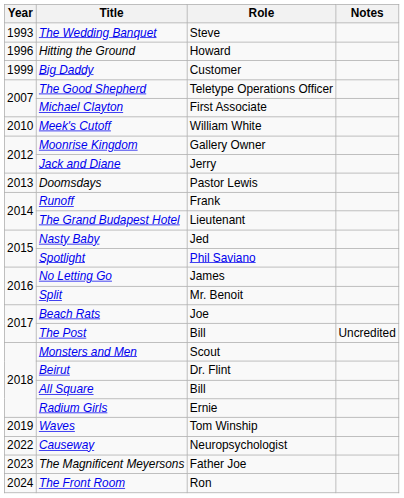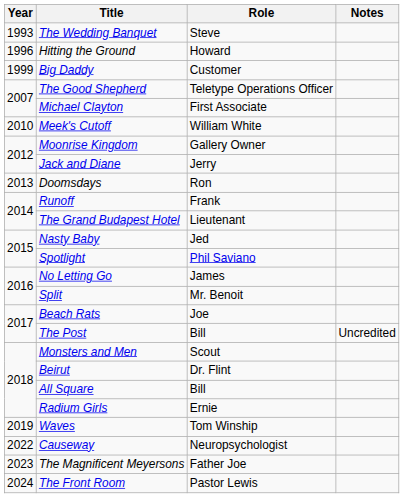(224, 182) Pastor Lewis -> (201, 182) Ron
(201, 483) Ron -> (224, 483) Pastor Lewis
